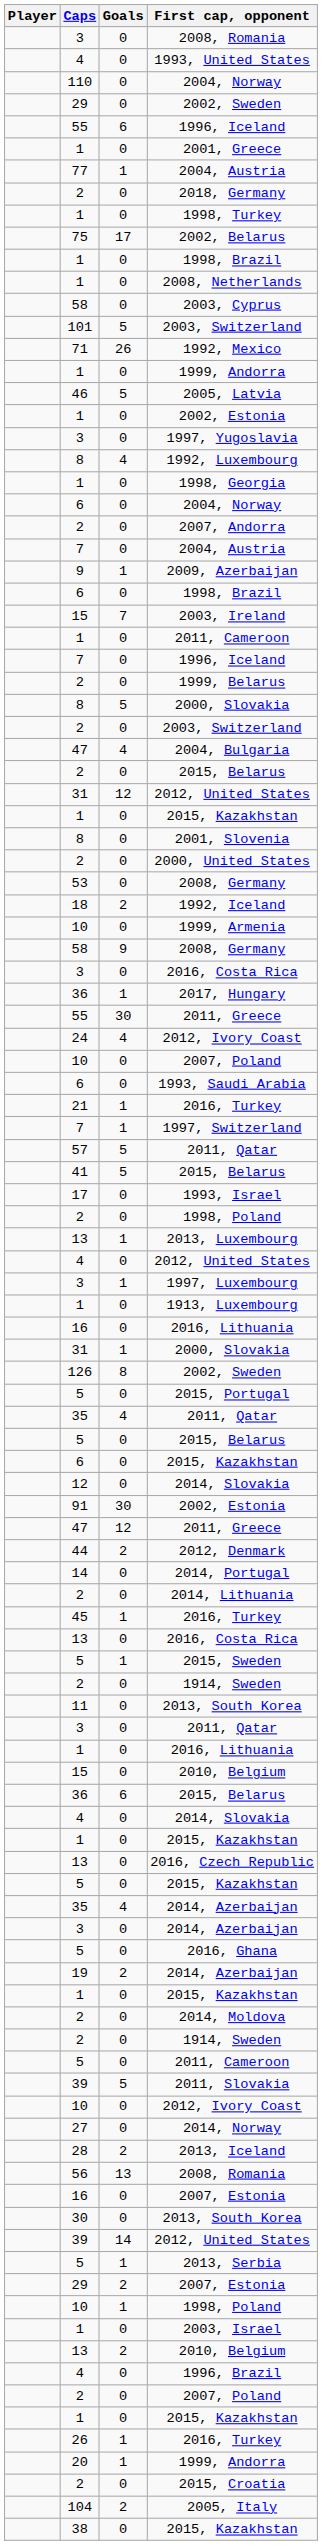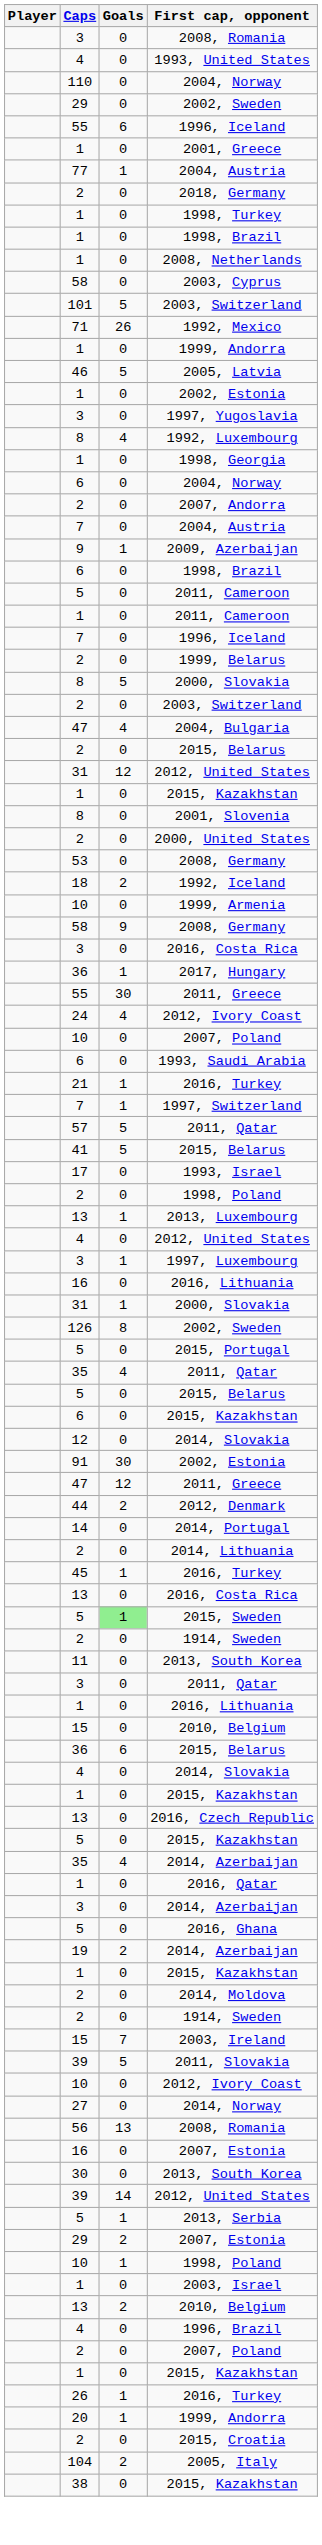- row: (80, 238)
rows swapped: (80, 616) <-> (80, 2062)
- row: (80, 1306)
(123, 1662) no background -> (123, 1617) lightgreen background
+ row: (80, 1884)
- row: (80, 2151)
